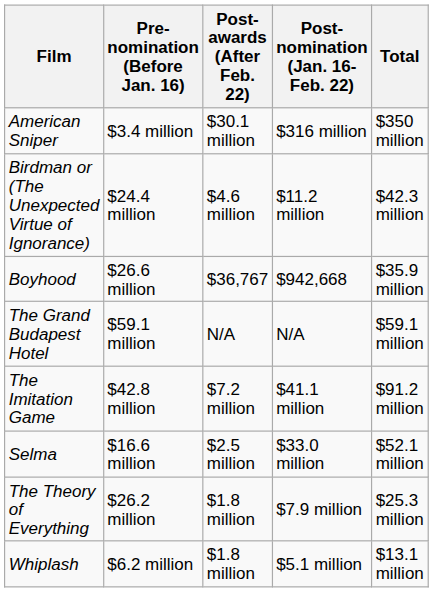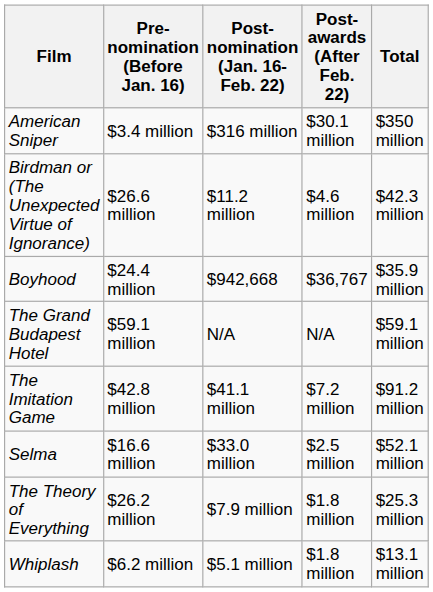columns swapped: (322, 57) <-> (238, 57)
(131, 205) $24.4 million -> (131, 205) $26.6 million
(131, 279) $26.6 million -> (131, 279) $24.4 million
